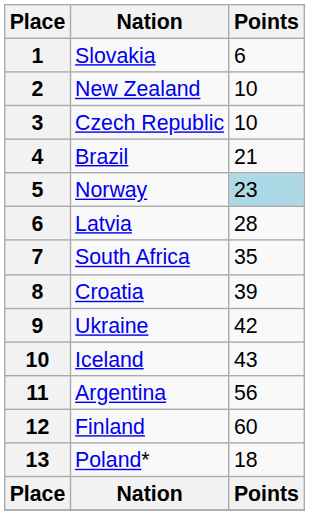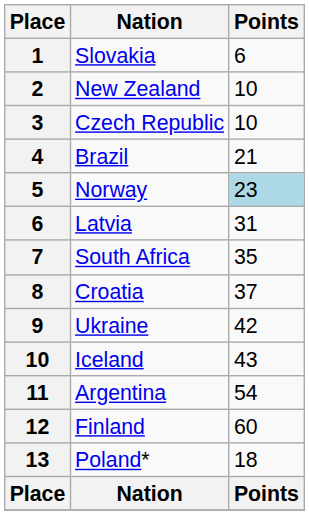(246, 224) 28 -> (246, 224) 31
(246, 291) 39 -> (246, 291) 37
(246, 392) 56 -> (246, 392) 54
